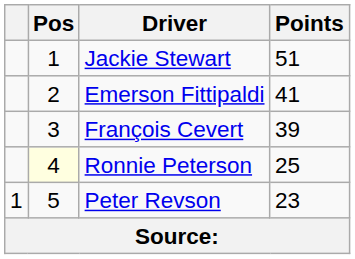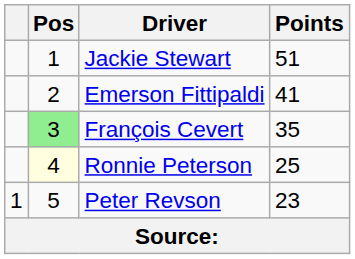(54, 130) no background -> (54, 130) lightgreen background
(287, 130) 39 -> (287, 130) 35
